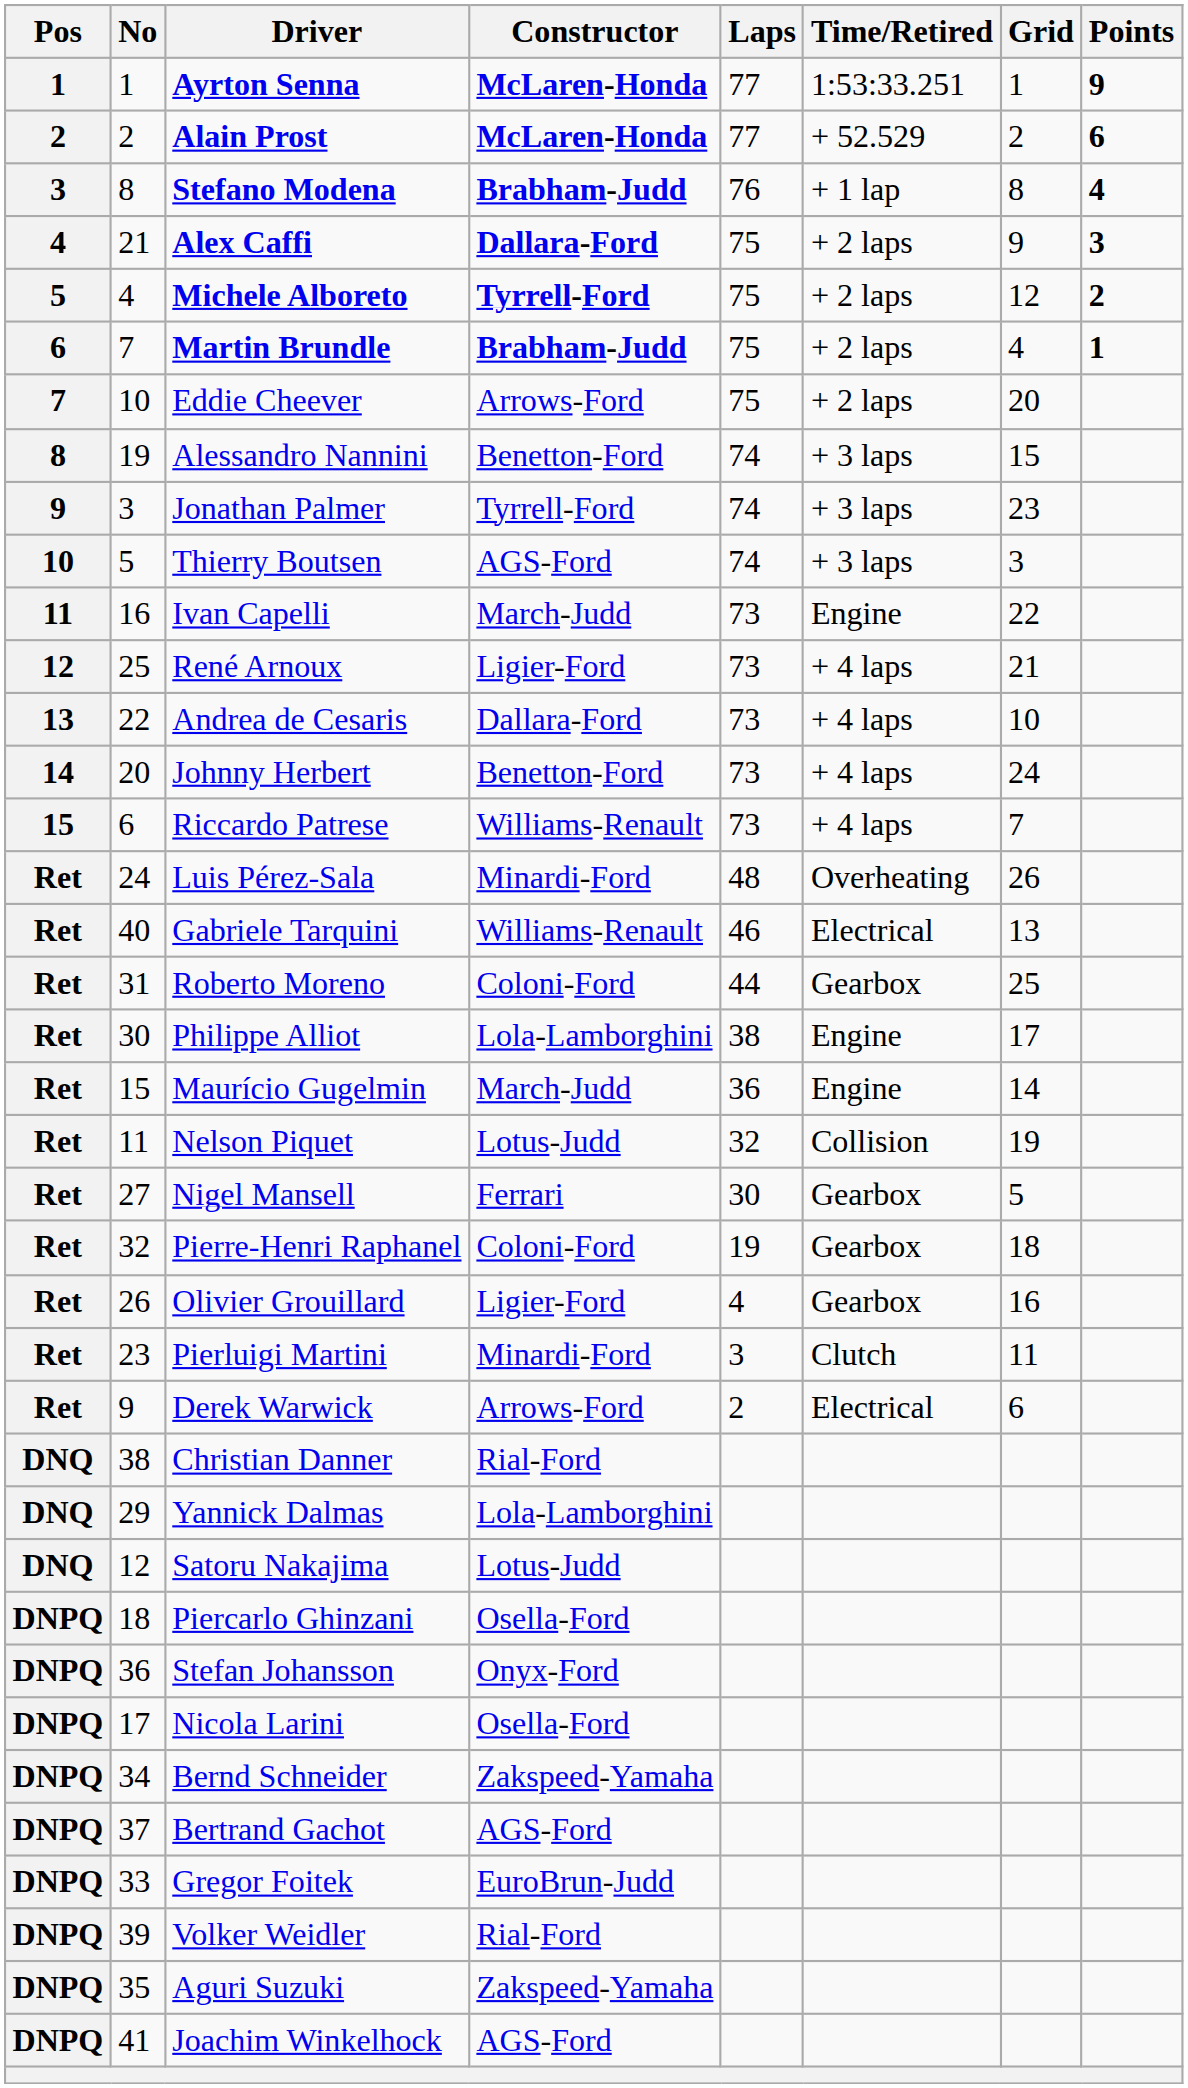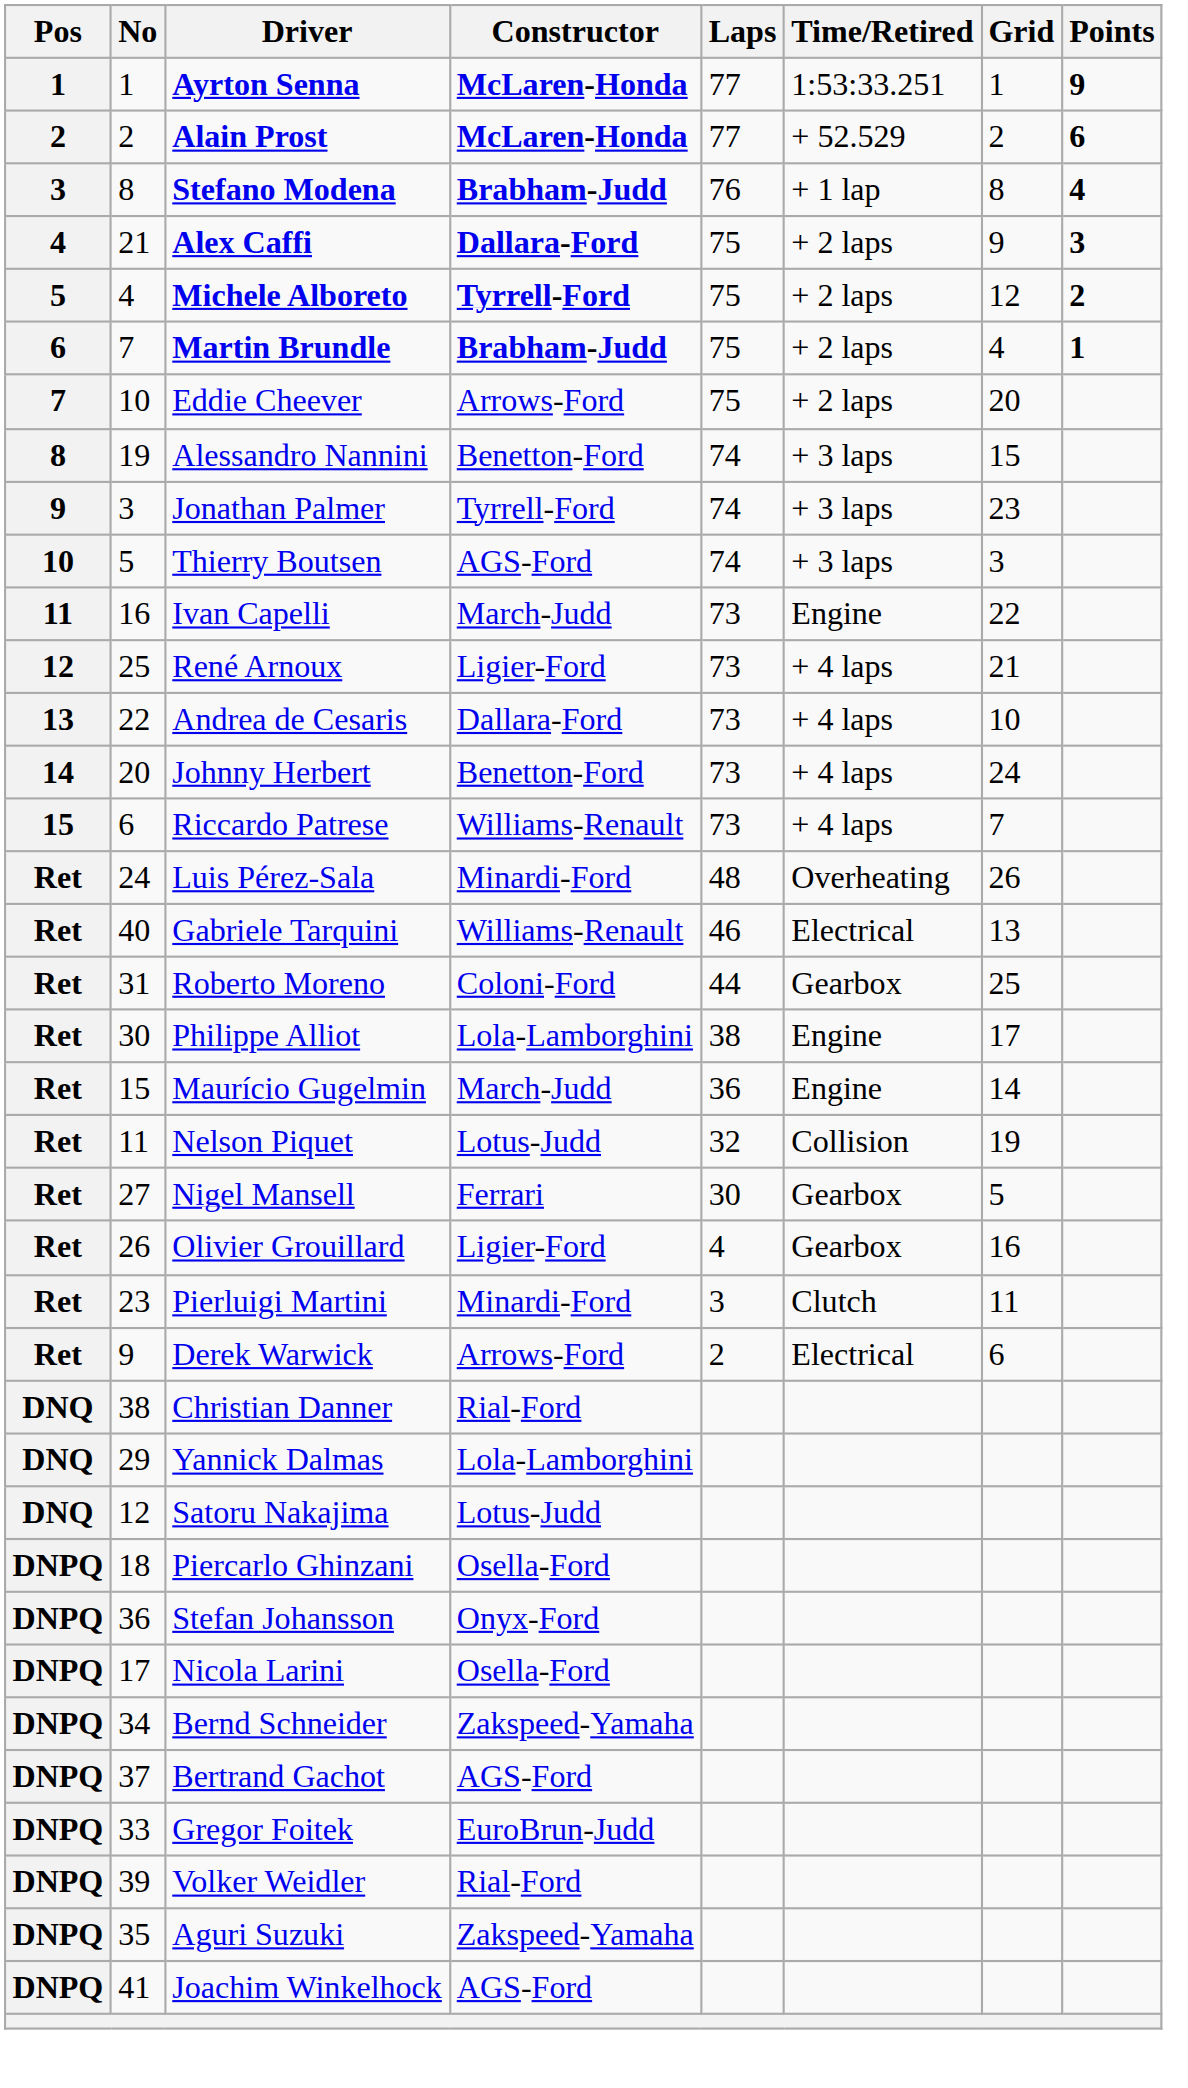- row: (317, 1247)
